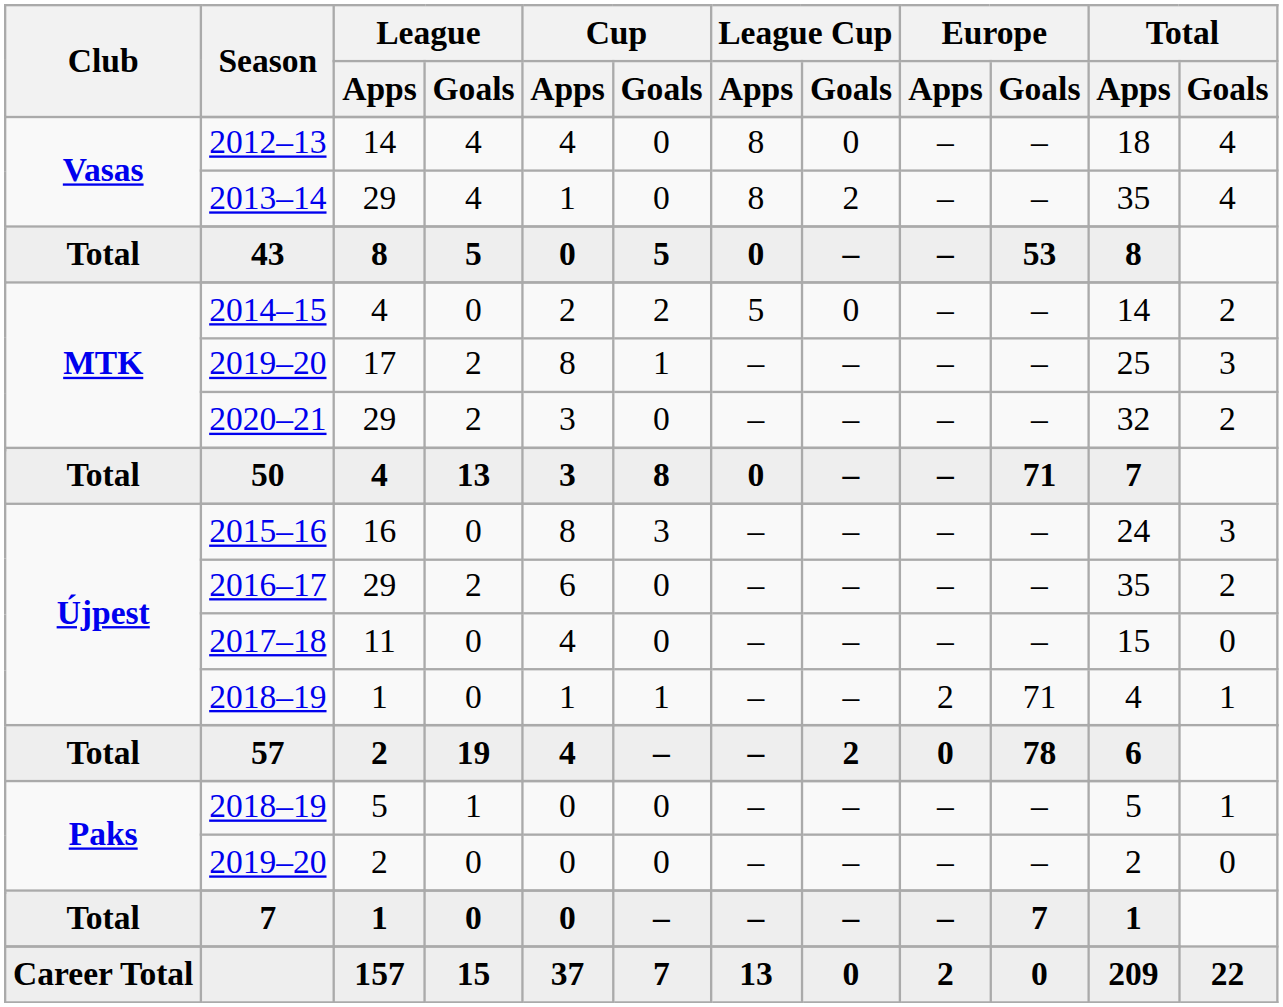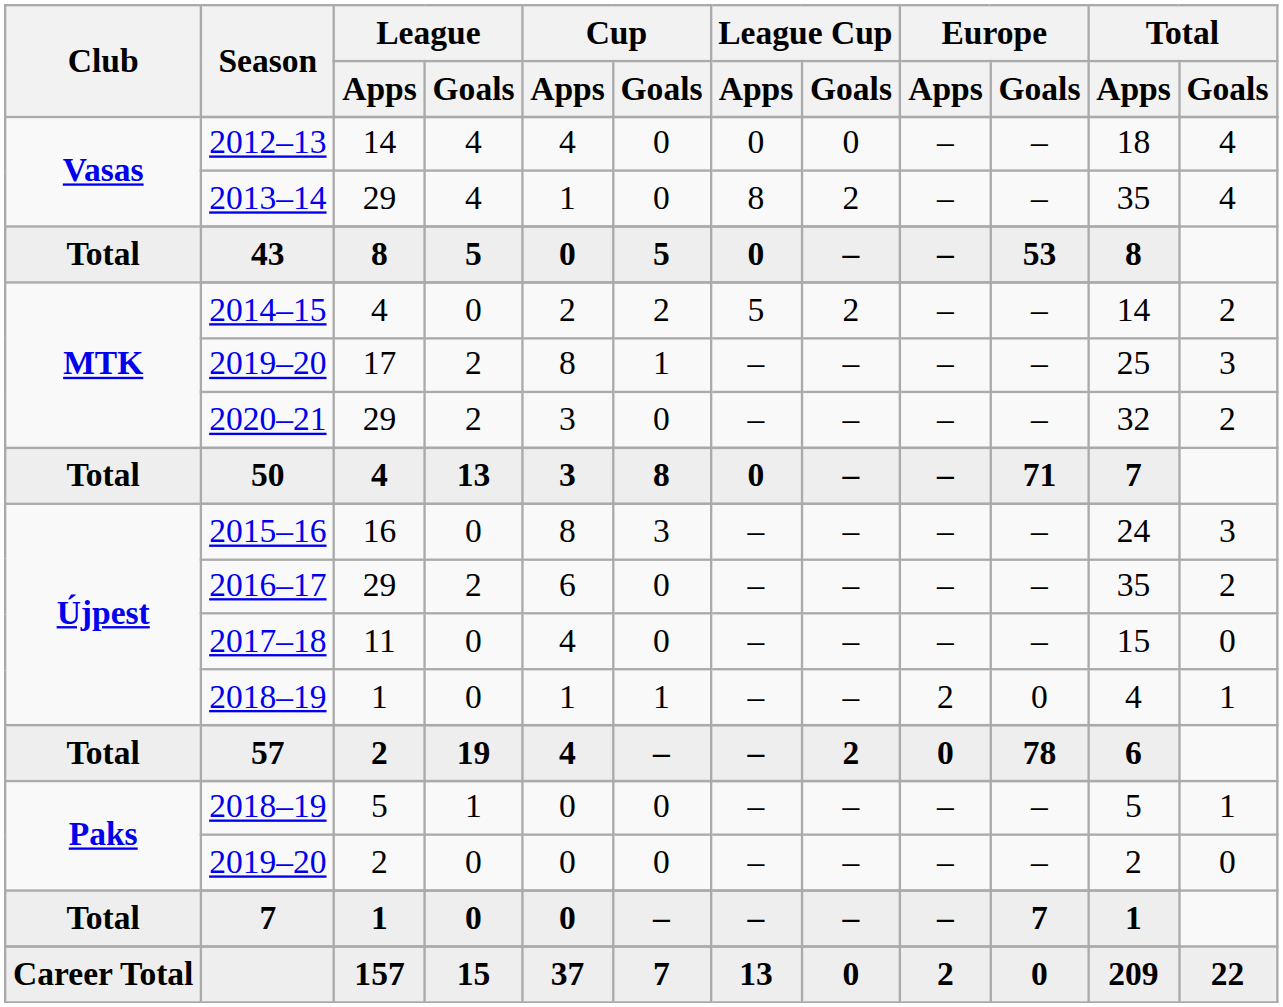(756, 143) 8 -> (756, 143) 0
(851, 309) 0 -> (851, 309) 2
(1039, 696) 71 -> (1039, 696) 0
